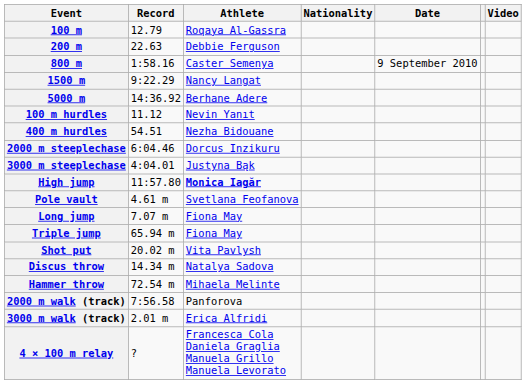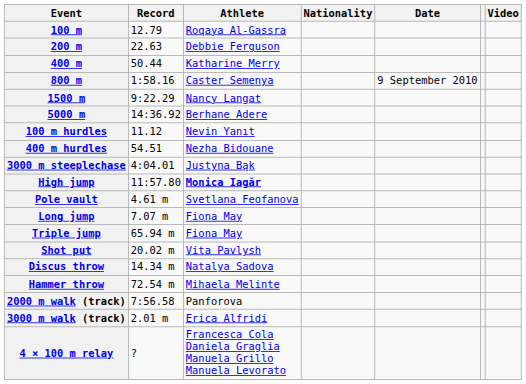+ row: (66, 64)
- row: (66, 148)
